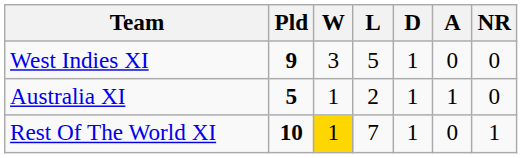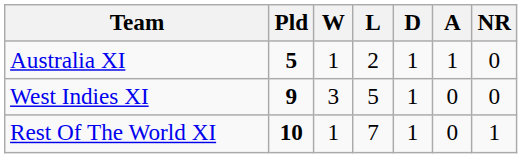rows swapped: (68, 96) <-> (79, 59)
(333, 133) gold background -> (333, 133) no background
